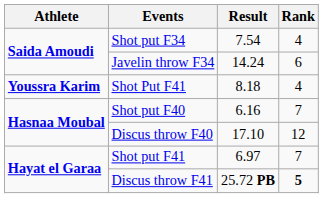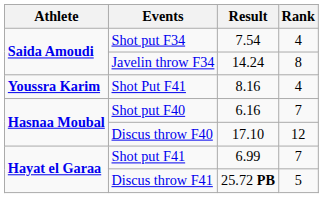(298, 63) 6 -> (298, 63) 8
(248, 87) 8.18 -> (248, 87) 8.16
(248, 157) 6.97 -> (248, 157) 6.99
(298, 181) bold -> (298, 181) normal
